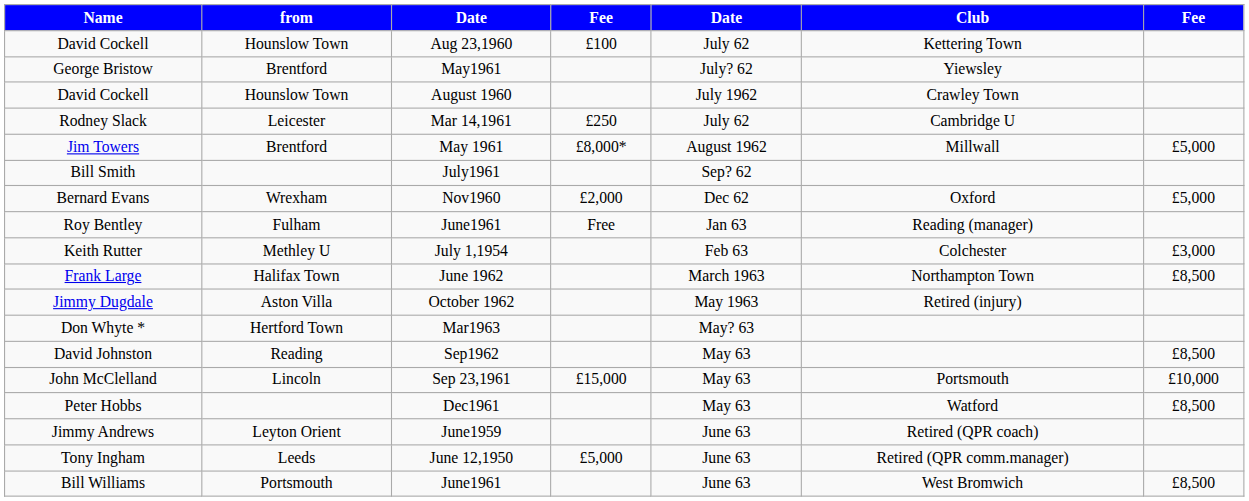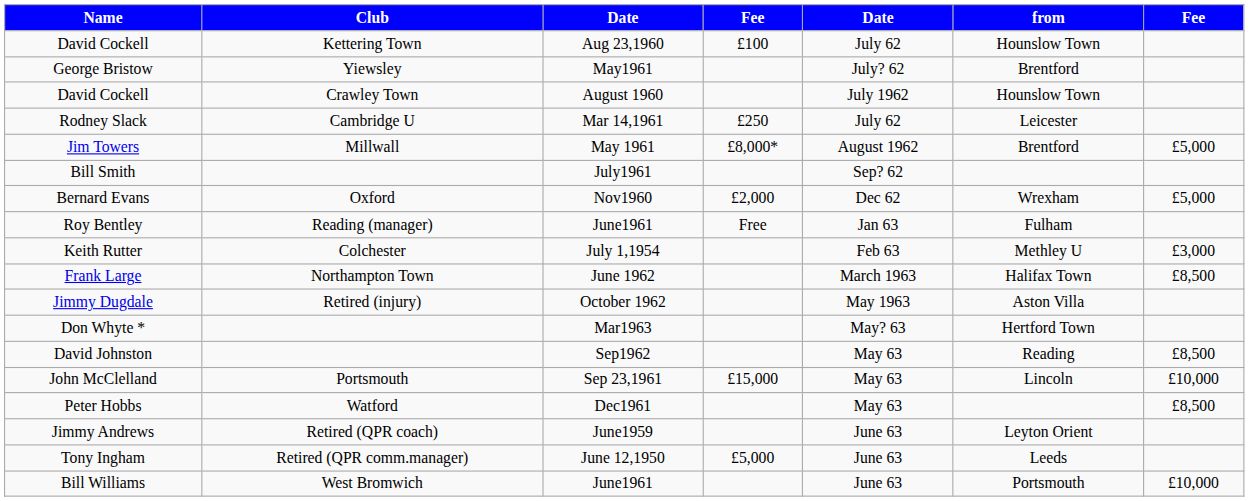columns swapped: (297, 17) <-> (973, 17)
(1193, 483) £8,500 -> (1193, 483) £10,000
